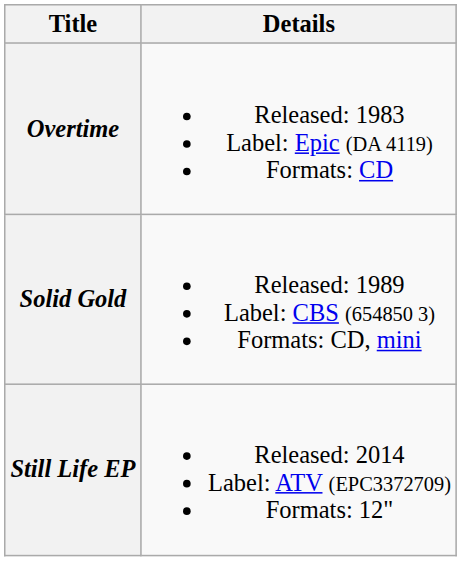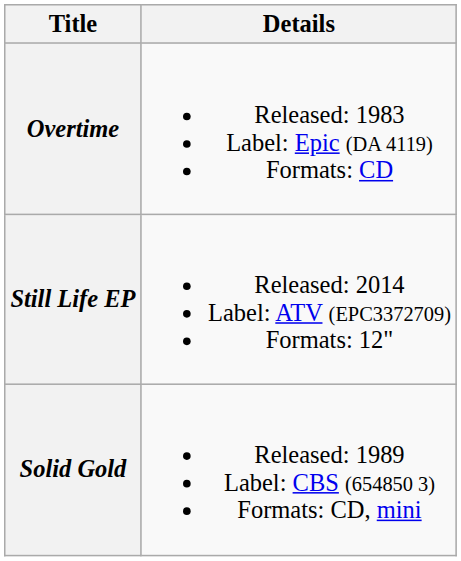rows swapped: (73, 298) <-> (73, 469)
